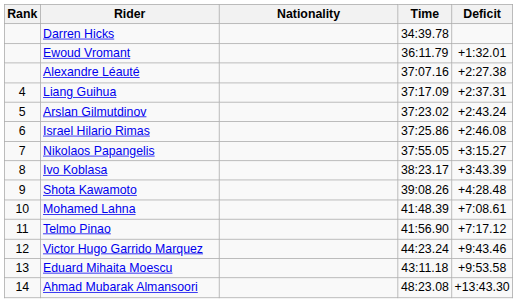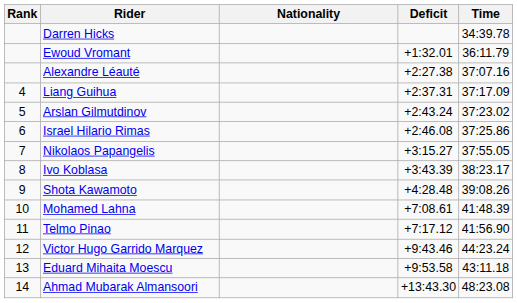columns swapped: (425, 14) <-> (482, 14)
